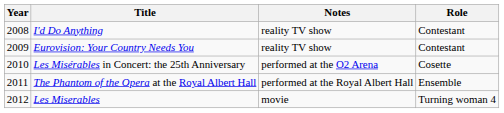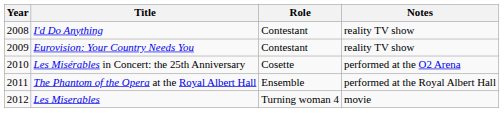columns swapped: (457, 13) <-> (337, 13)
